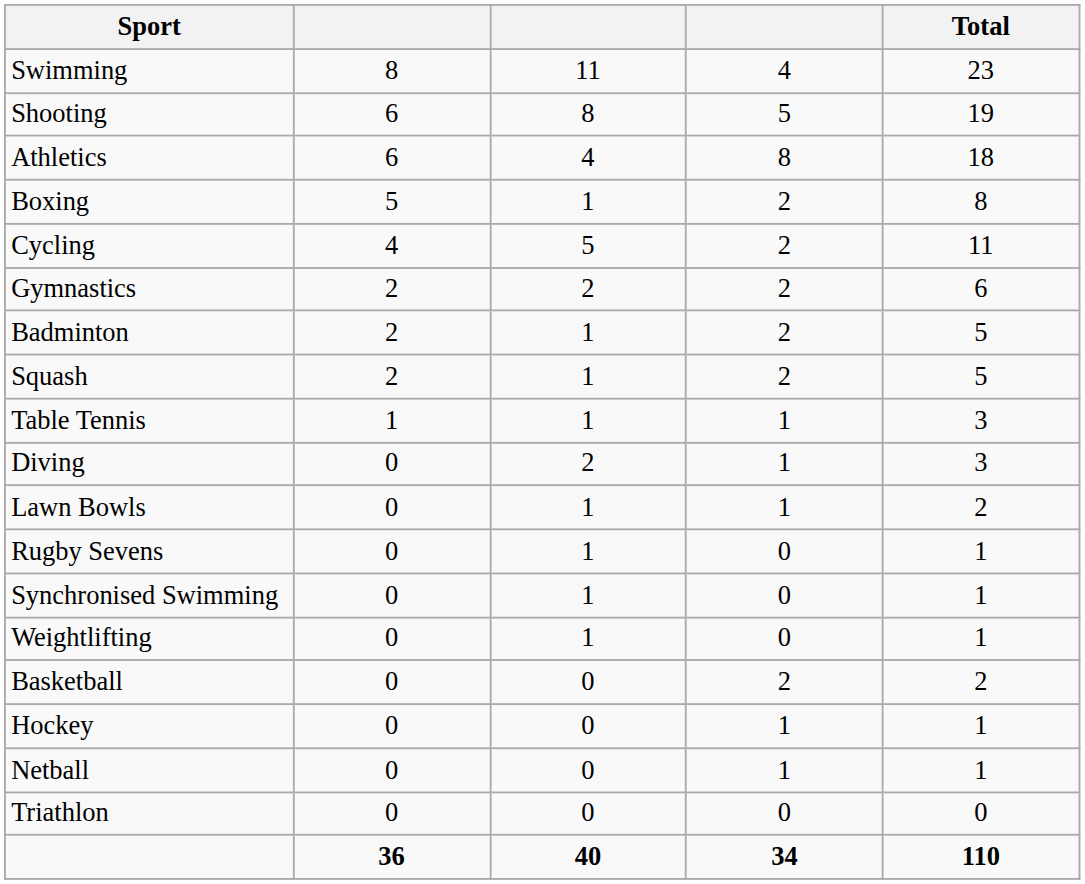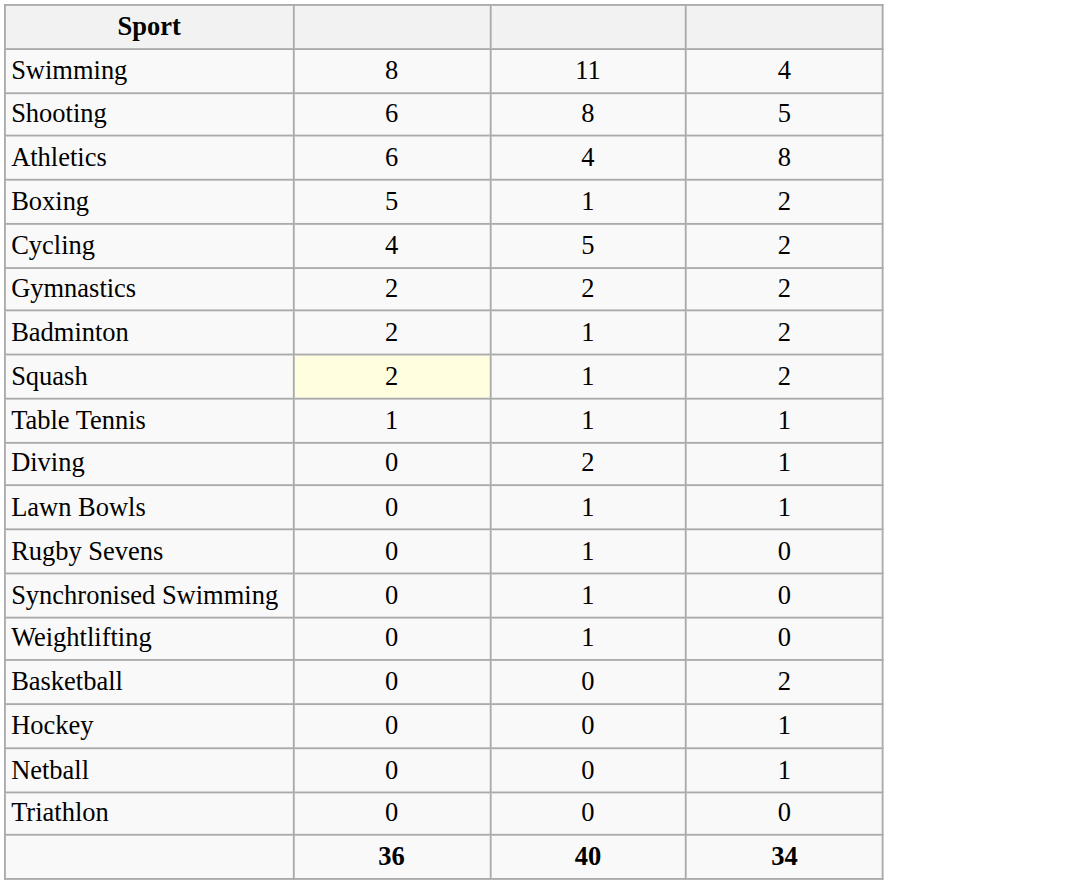- column: (981, 26)
(392, 376) no background -> (392, 376) lightyellow background
